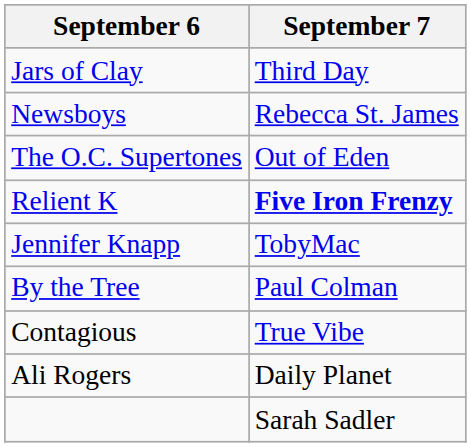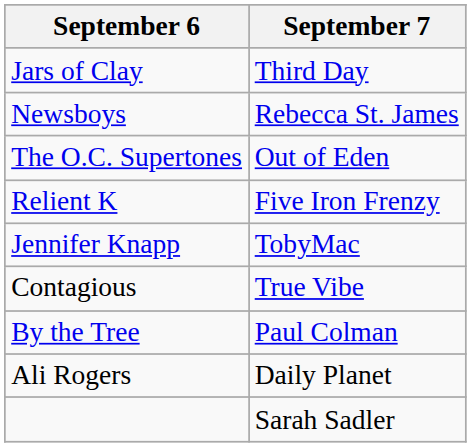(354, 200) bold -> (347, 200) normal
rows swapped: (74, 331) <-> (75, 288)
